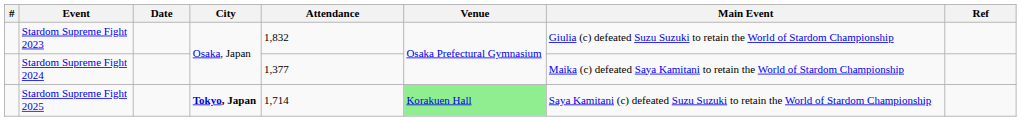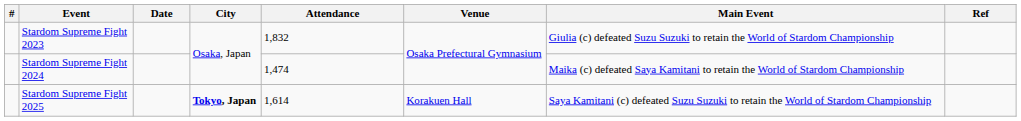(276, 68) 1,377 -> (276, 68) 1,474
(276, 100) 1,714 -> (276, 100) 1,614
(439, 100) lightgreen background -> (439, 100) no background
